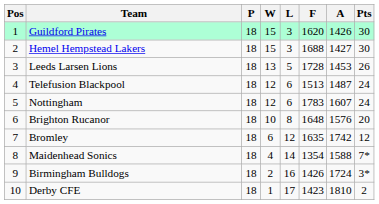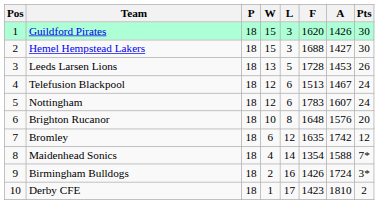(340, 84) 1487 -> (340, 84) 1467
